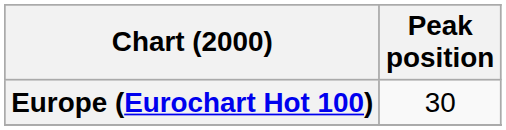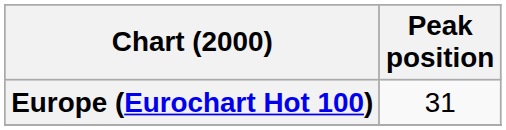(440, 102) 30 -> (440, 102) 31
